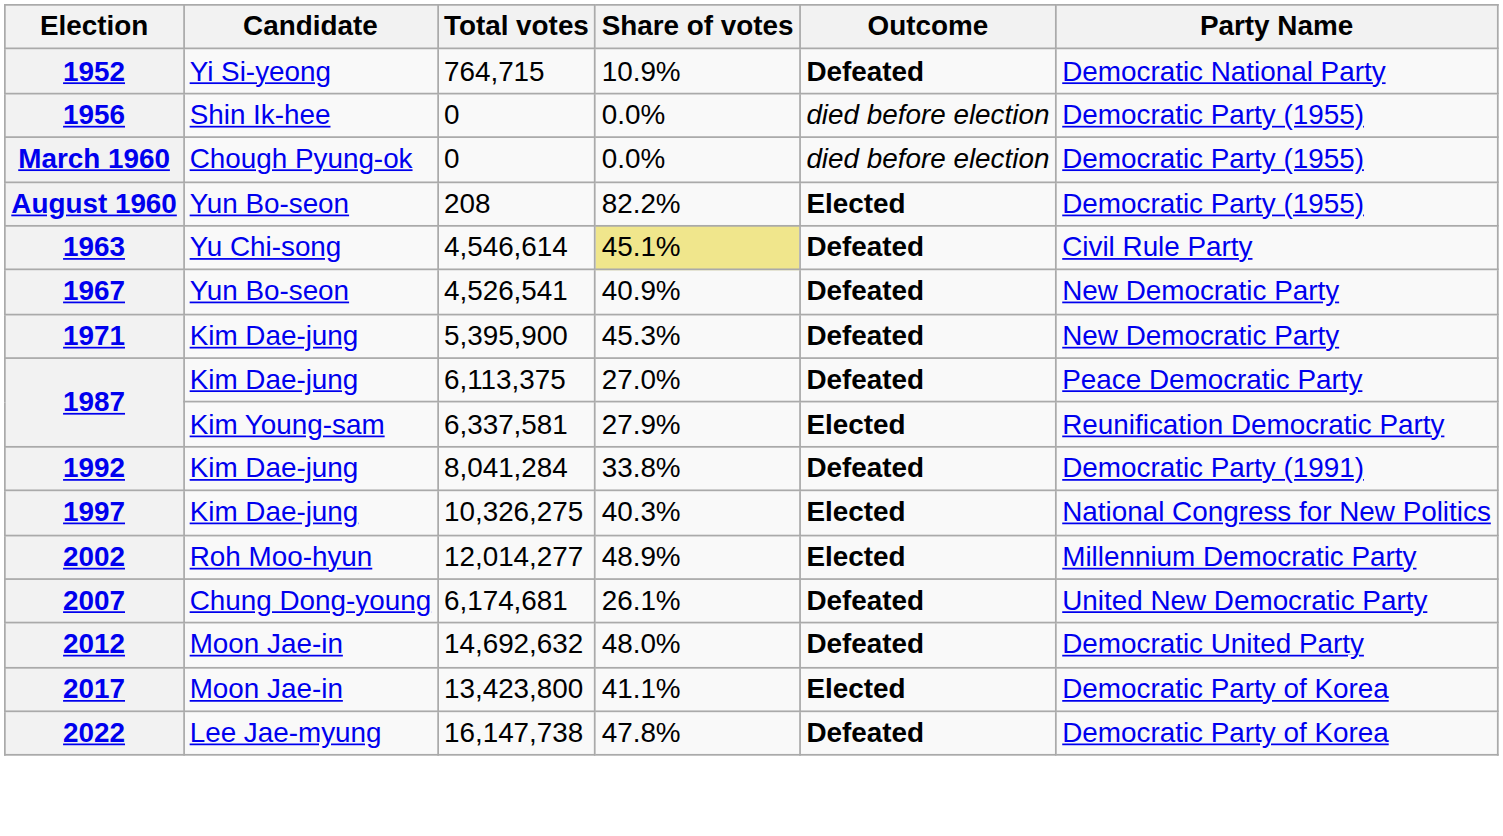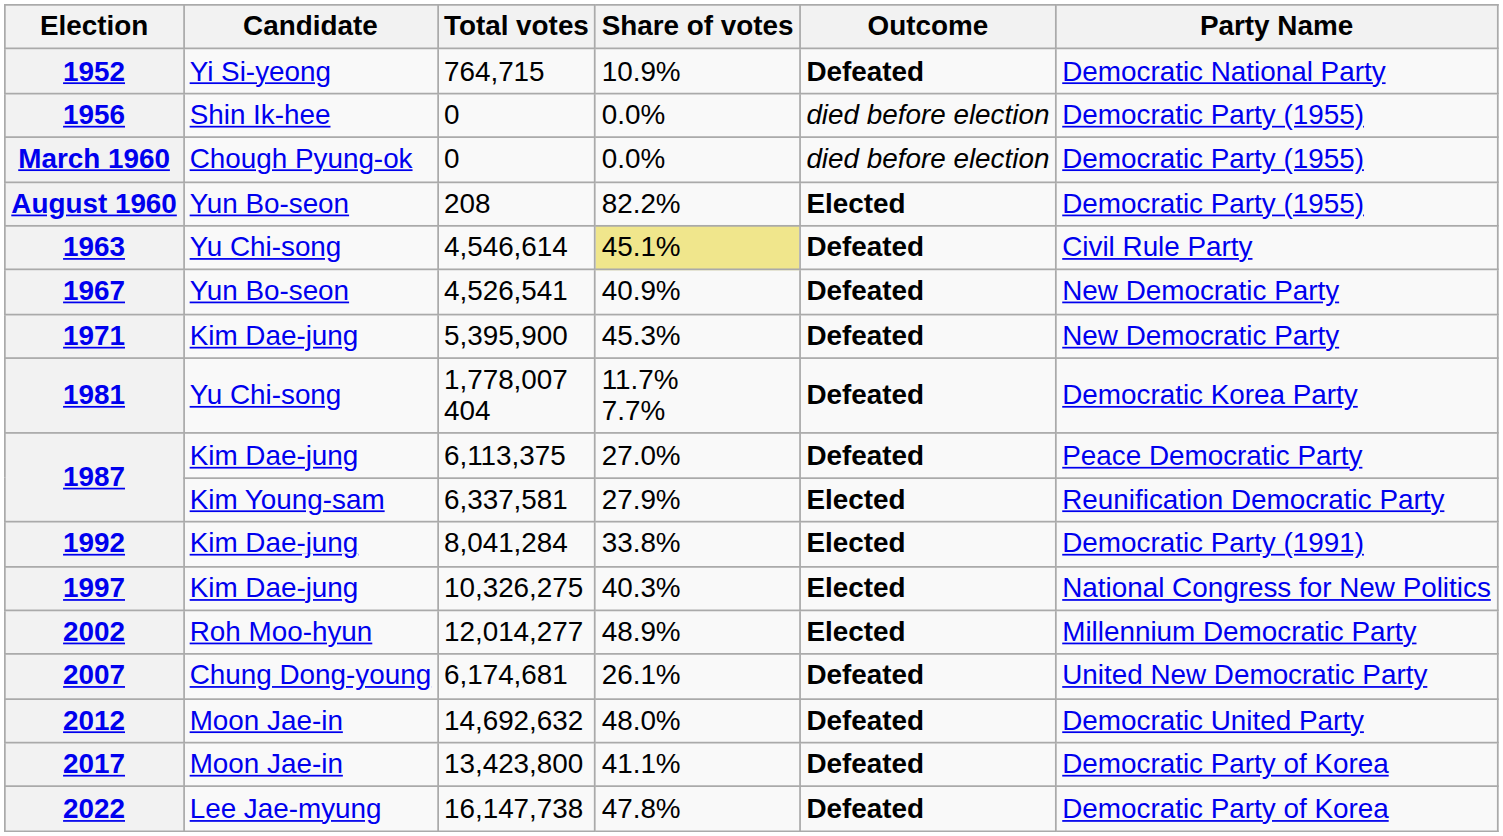+ row: (94, 395)
(865, 468) Defeated -> (856, 543) Elected
(856, 688) Elected -> (865, 764) Defeated
